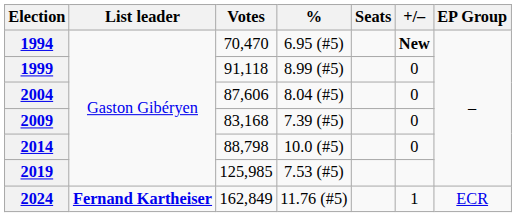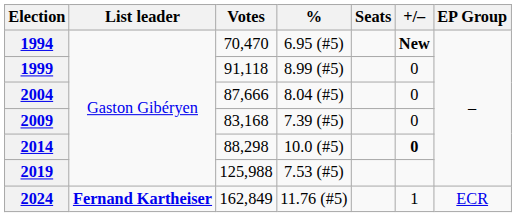(246, 95) 87,606 -> (246, 95) 87,666
(246, 146) 88,798 -> (246, 146) 88,298
(414, 146) normal -> (414, 146) bold
(246, 172) 125,985 -> (246, 172) 125,988
